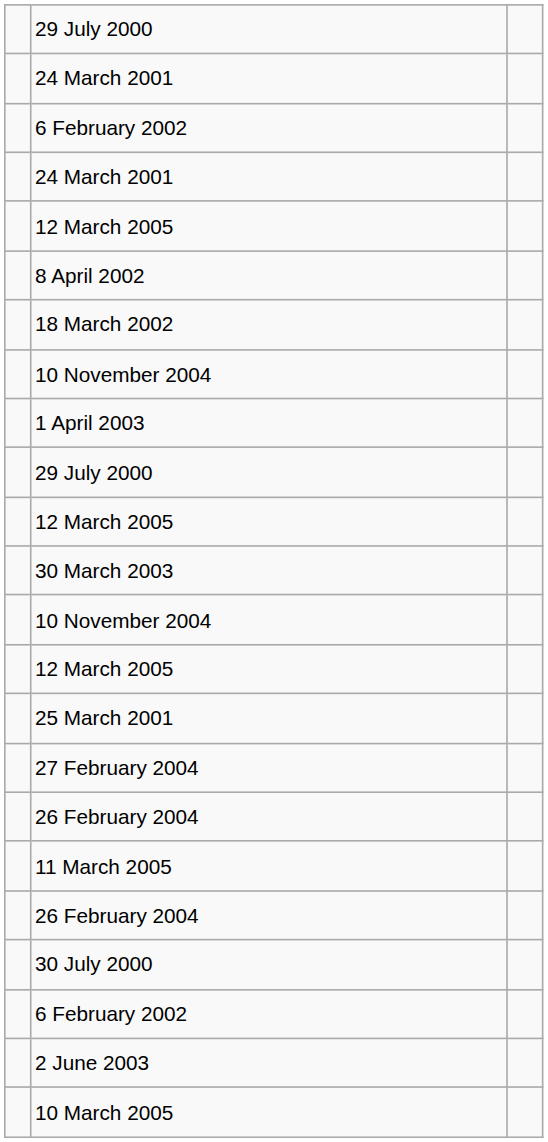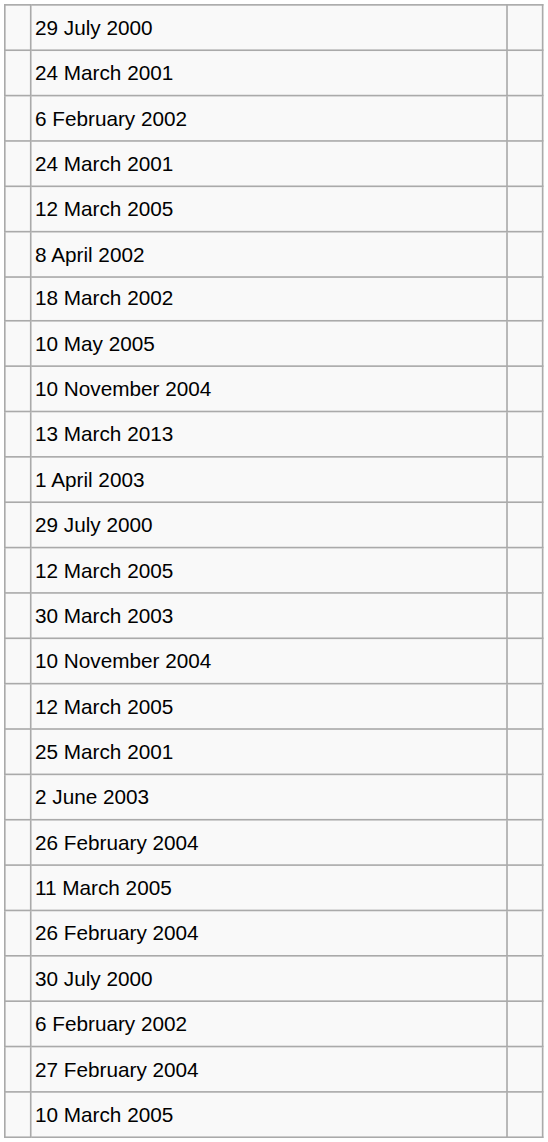+ row: (17, 344)
+ row: (17, 435)
rows swapped: (17, 768) <-> (17, 1063)
